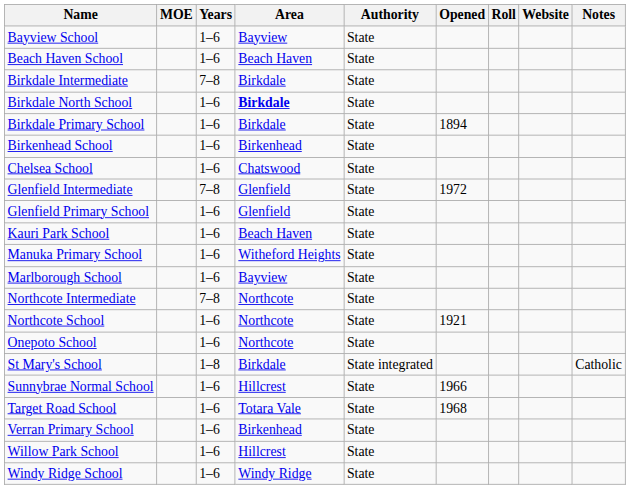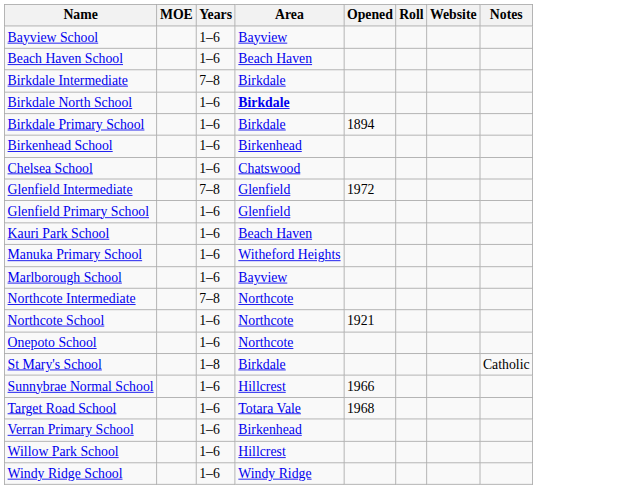- column: (390, 15)
